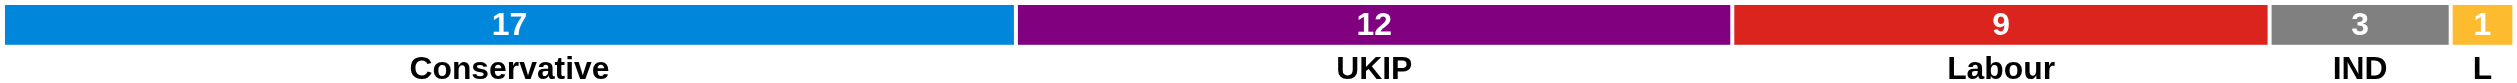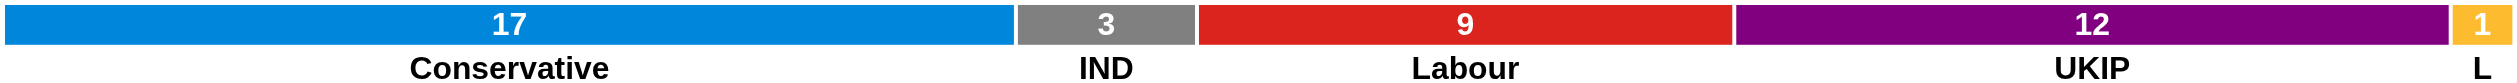columns swapped: (1374, 24) <-> (2360, 24)
